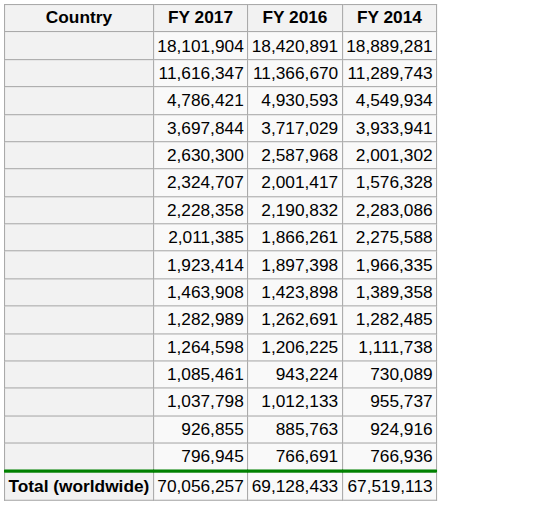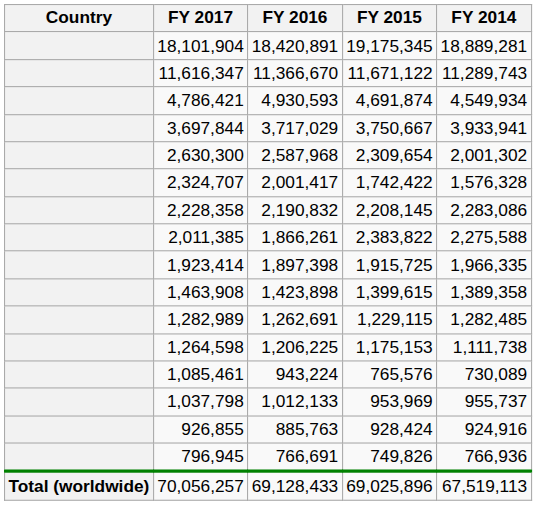+ column: (389, 18)
